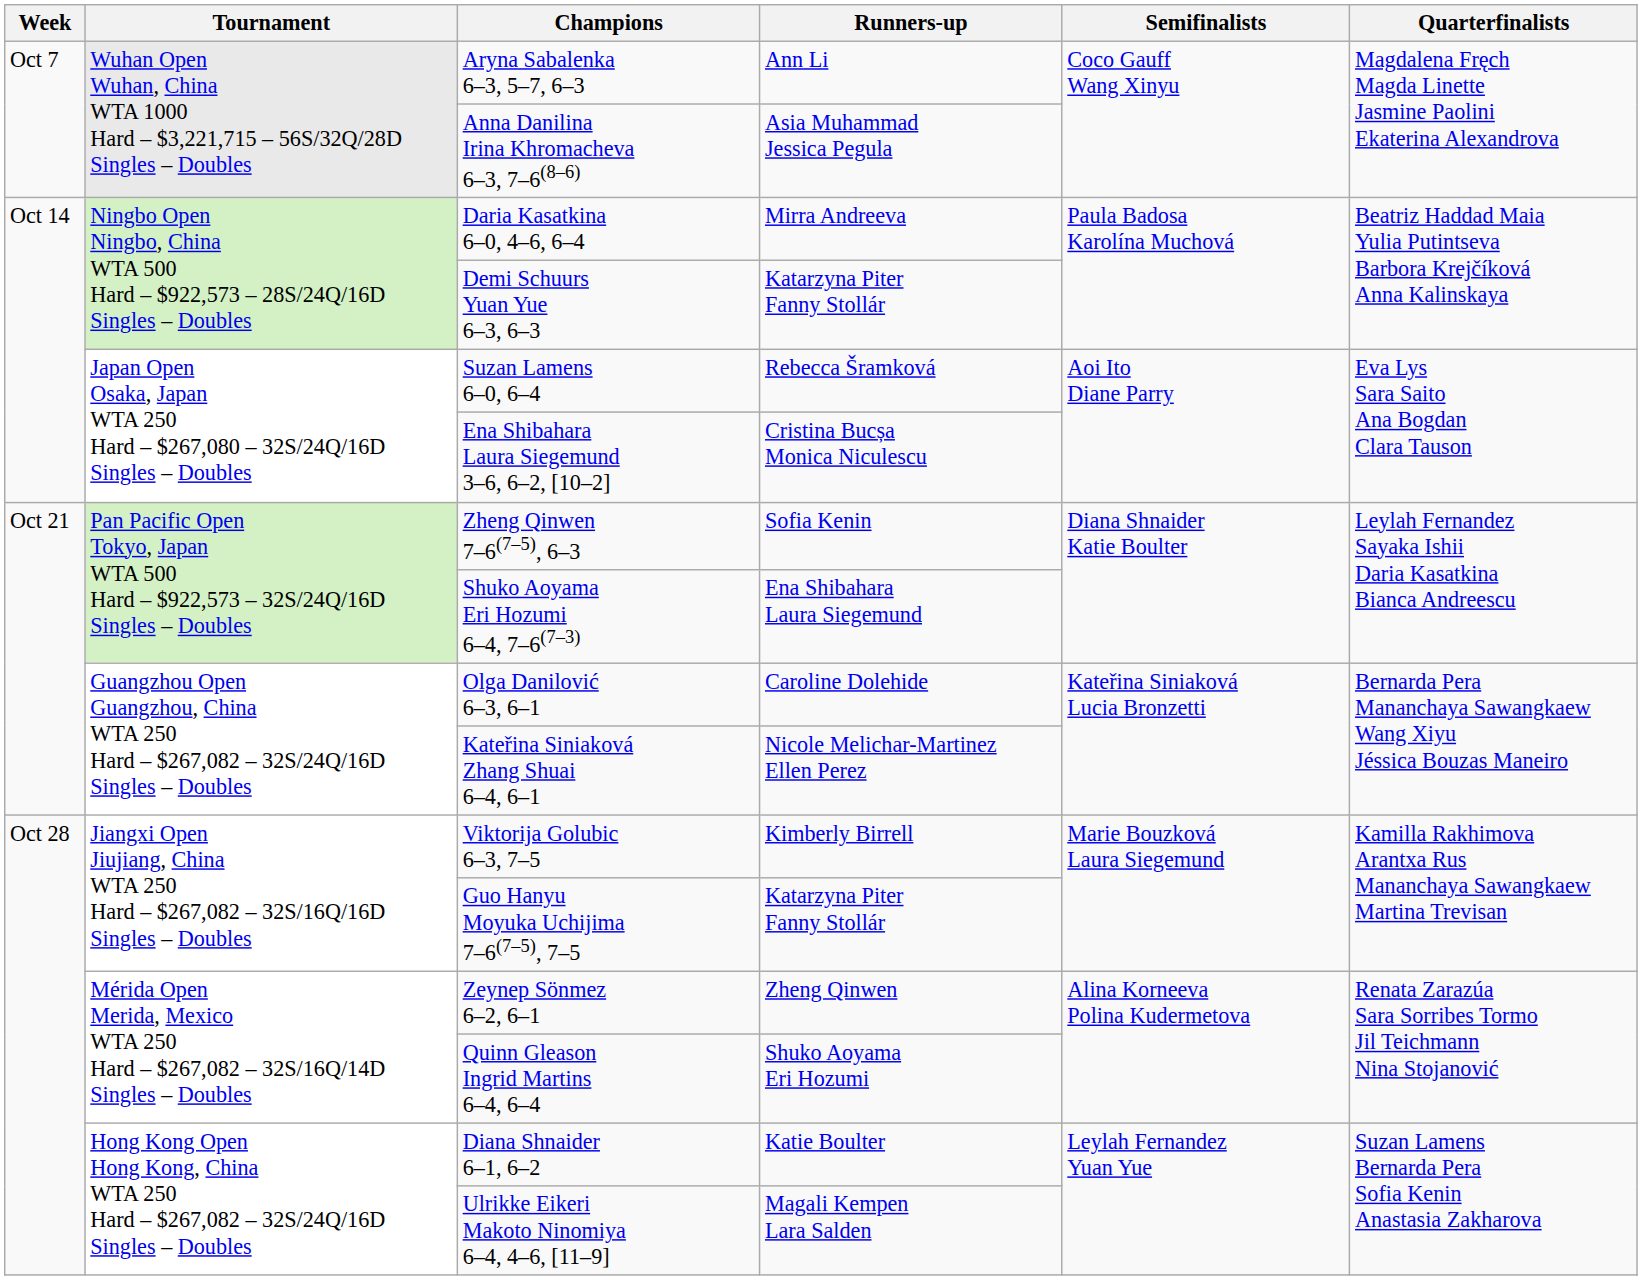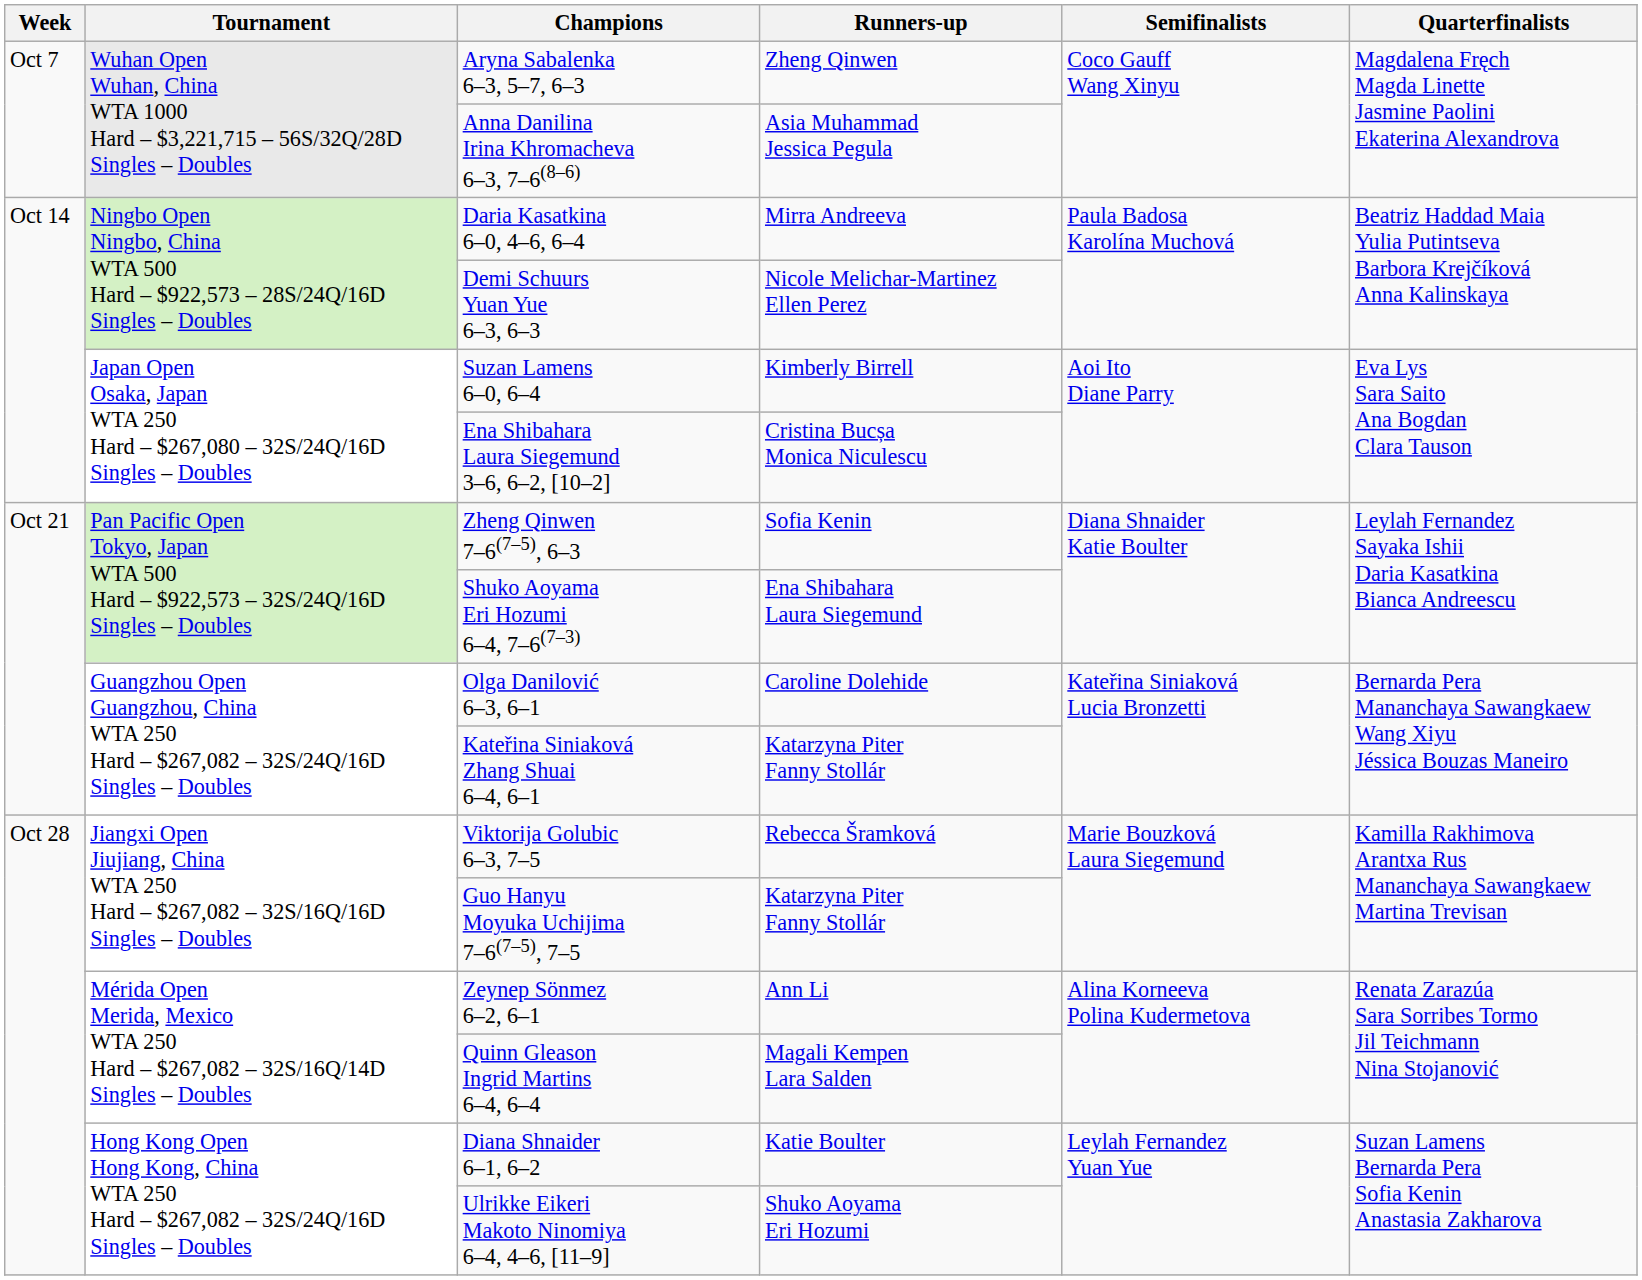(797, 59) Ann Li -> (831, 59) Zheng Qinwen
(834, 292) Katarzyna Piter Fanny Stollár -> (881, 292) Nicole Melichar-Martinez Ellen Perez
(850, 368) Rebecca Šramková -> (839, 368) Kimberly Birrell
(881, 757) Nicole Melichar-Martinez Ellen Perez -> (834, 757) Katarzyna Piter Fanny Stollár
(839, 833) Kimberly Birrell -> (850, 833) Rebecca Šramková
(831, 989) Zheng Qinwen -> (797, 989) Ann Li
(833, 1065) Shuko Aoyama Eri Hozumi -> (837, 1065) Magali Kempen Lara Salden
(837, 1217) Magali Kempen Lara Salden -> (833, 1217) Shuko Aoyama Eri Hozumi
